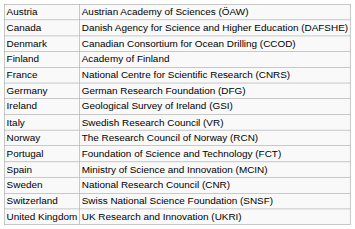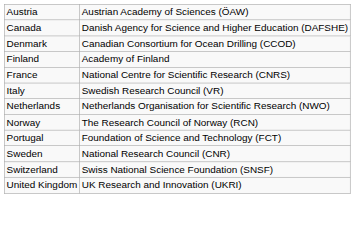- row: (27, 91)
- row: (22, 106)
+ row: (33, 106)
- row: (19, 169)
